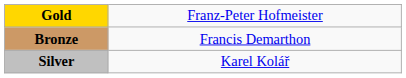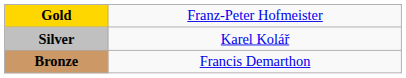rows swapped: (56, 61) <-> (56, 38)
